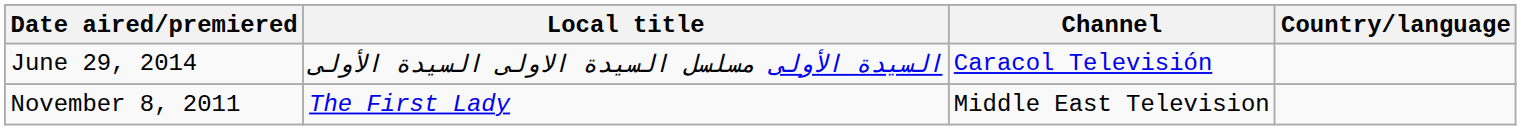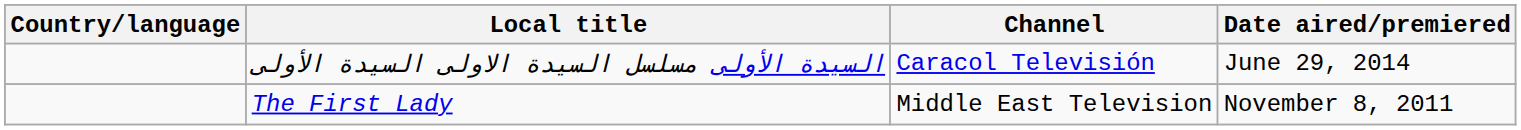columns swapped: (1396, 24) <-> (154, 24)
